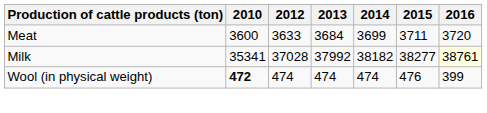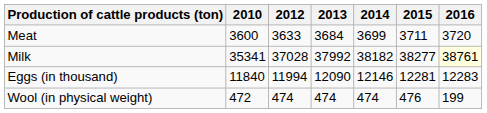+ row: (63, 77)
(240, 77) bold -> (240, 98) normal
(453, 77) 399 -> (453, 98) 199
